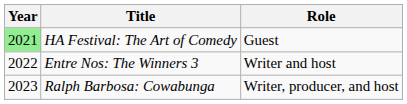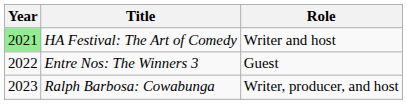(261, 39) Guest -> (290, 39) Writer and host
(290, 63) Writer and host -> (261, 63) Guest
